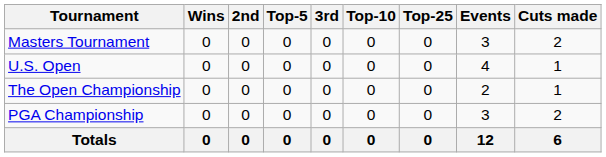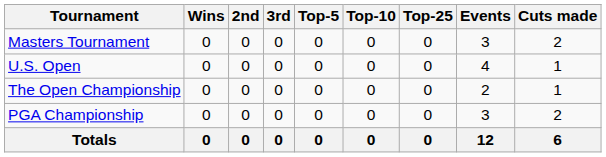columns swapped: (327, 16) <-> (287, 16)
